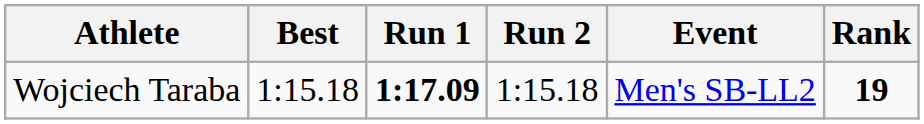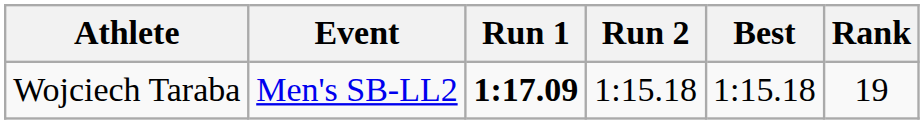columns swapped: (715, 32) <-> (308, 32)
(871, 88) bold -> (871, 88) normal
